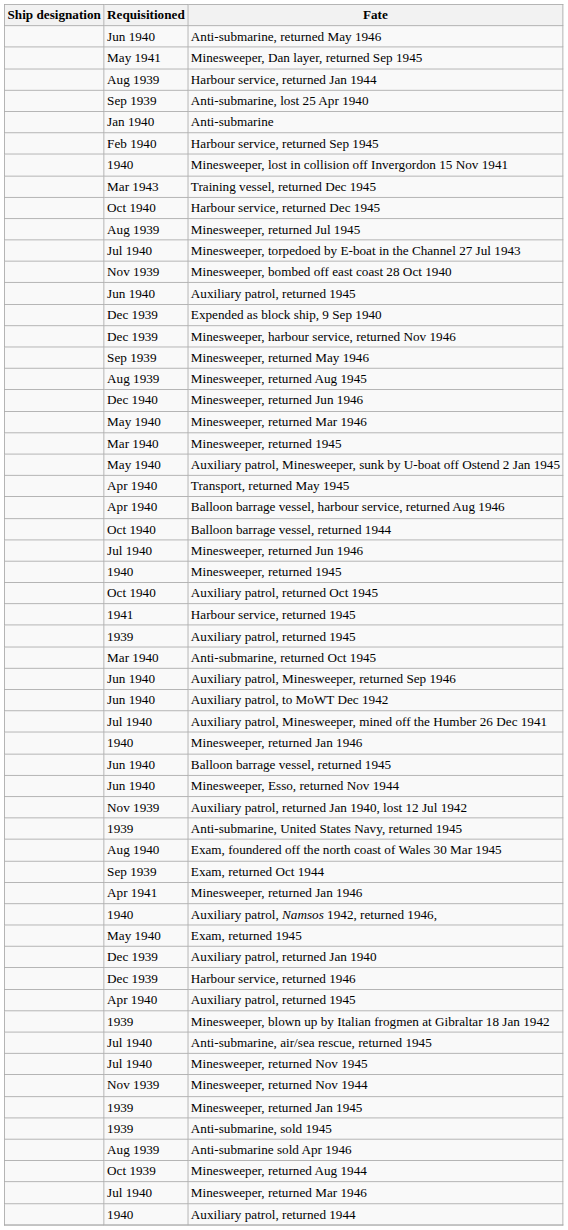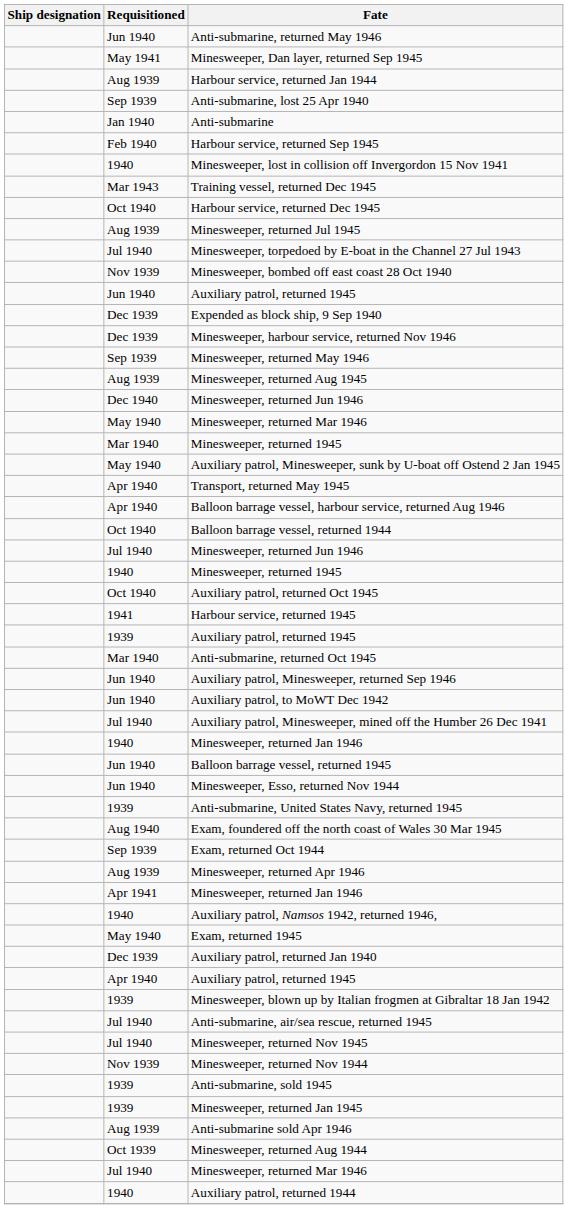- row: (133, 806)
+ row: (133, 871)
- row: (133, 978)
rows swapped: (120, 1106) <-> (120, 1128)
